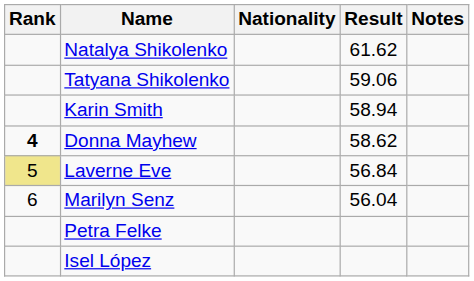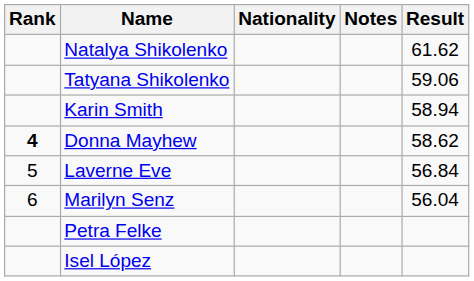columns swapped: (373, 19) <-> (438, 19)
(32, 170) khaki background -> (32, 170) no background
